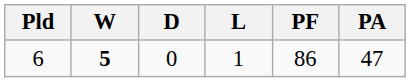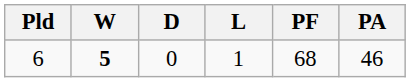(305, 58) 86 -> (305, 58) 68
(372, 58) 47 -> (372, 58) 46
